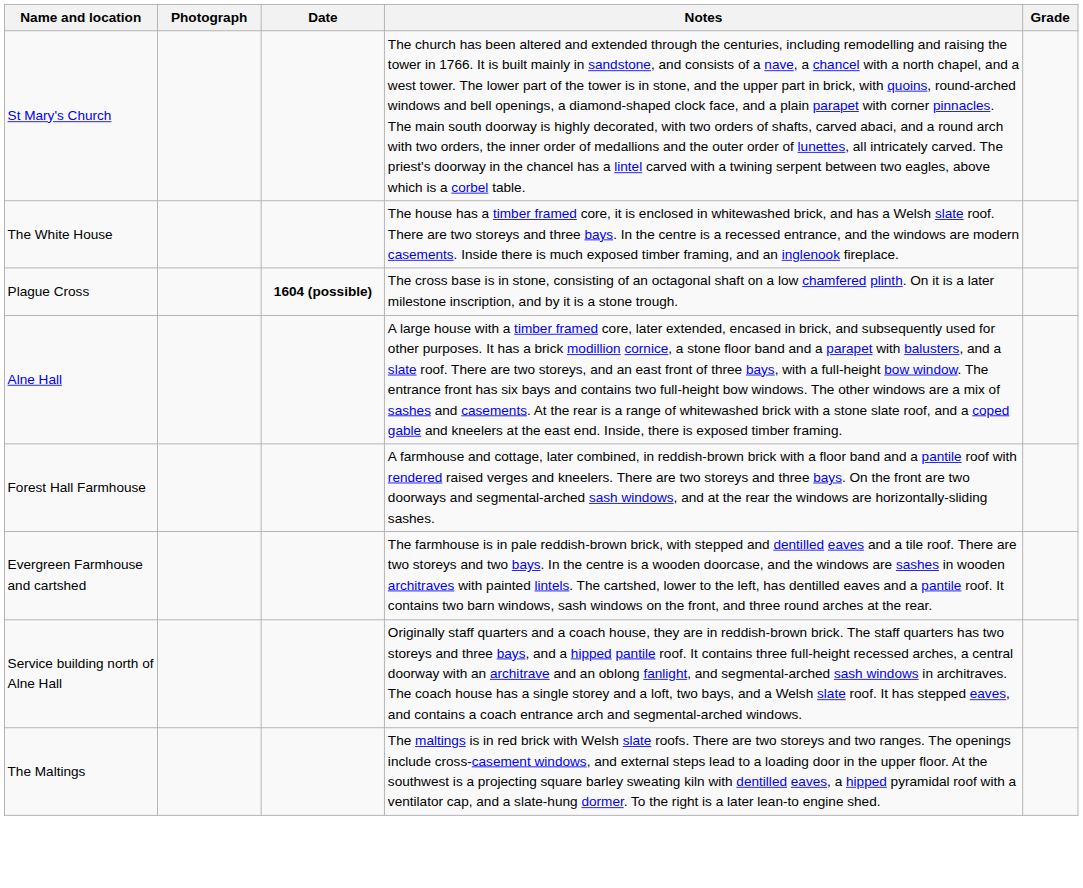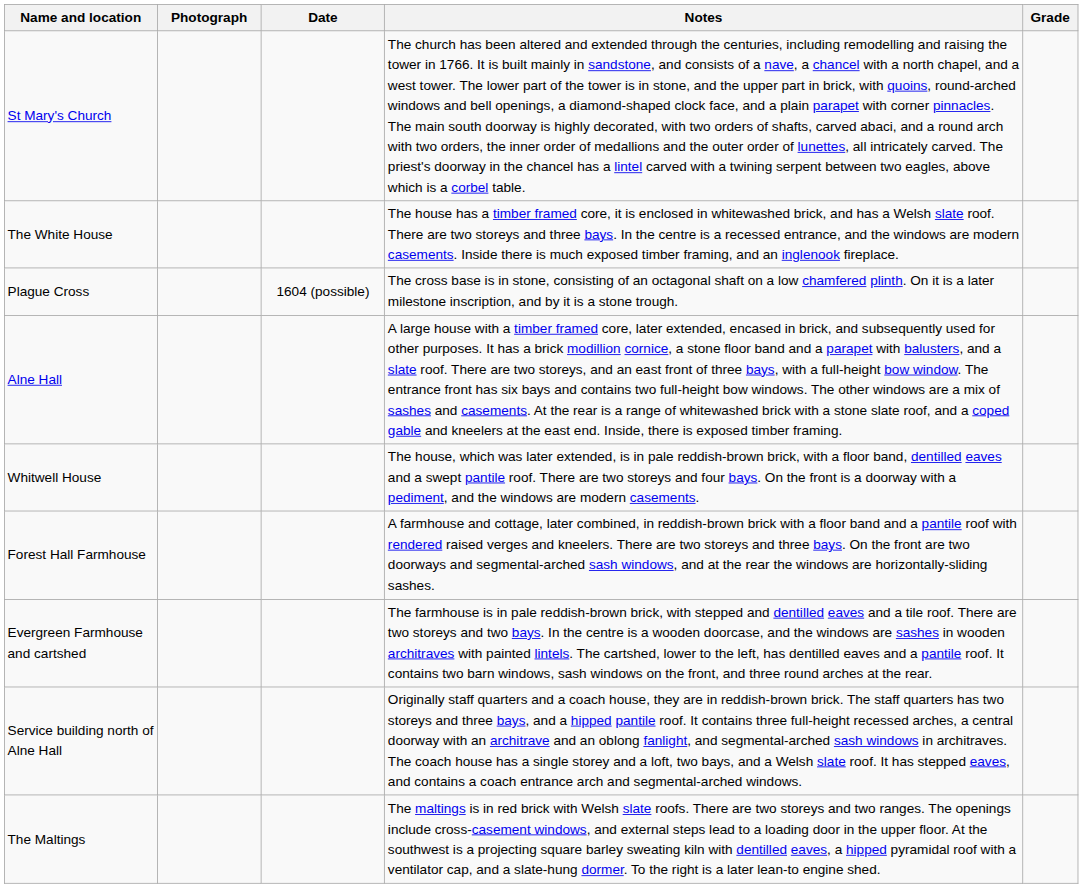(323, 291) bold -> (323, 291) normal
+ row: (54, 477)
